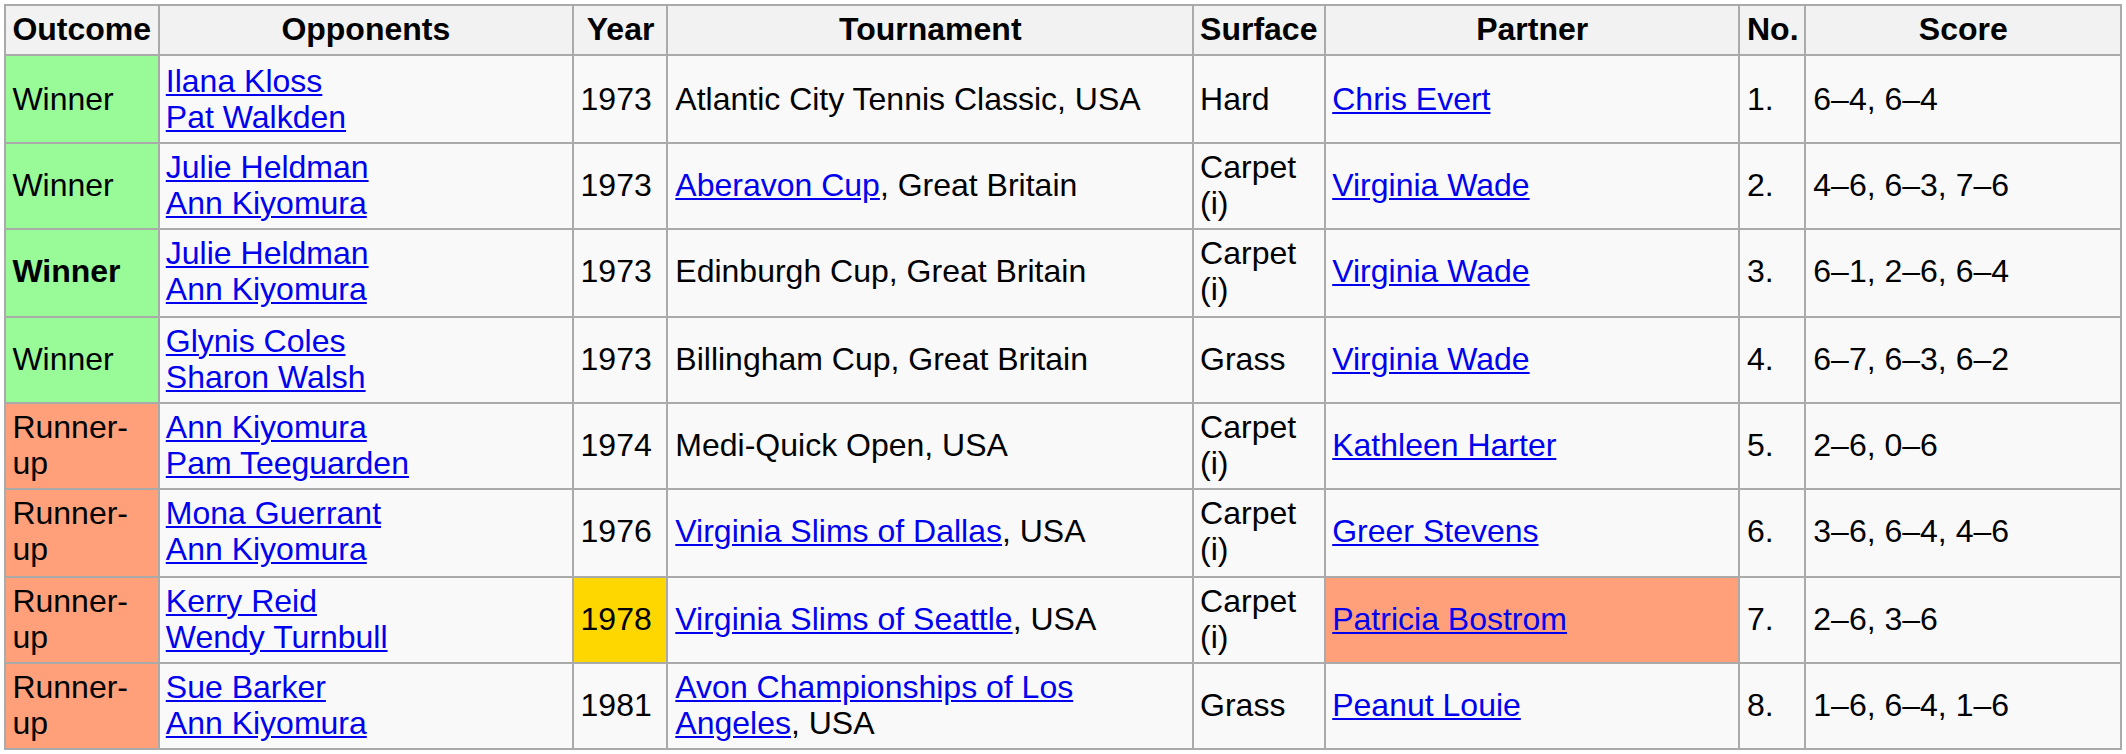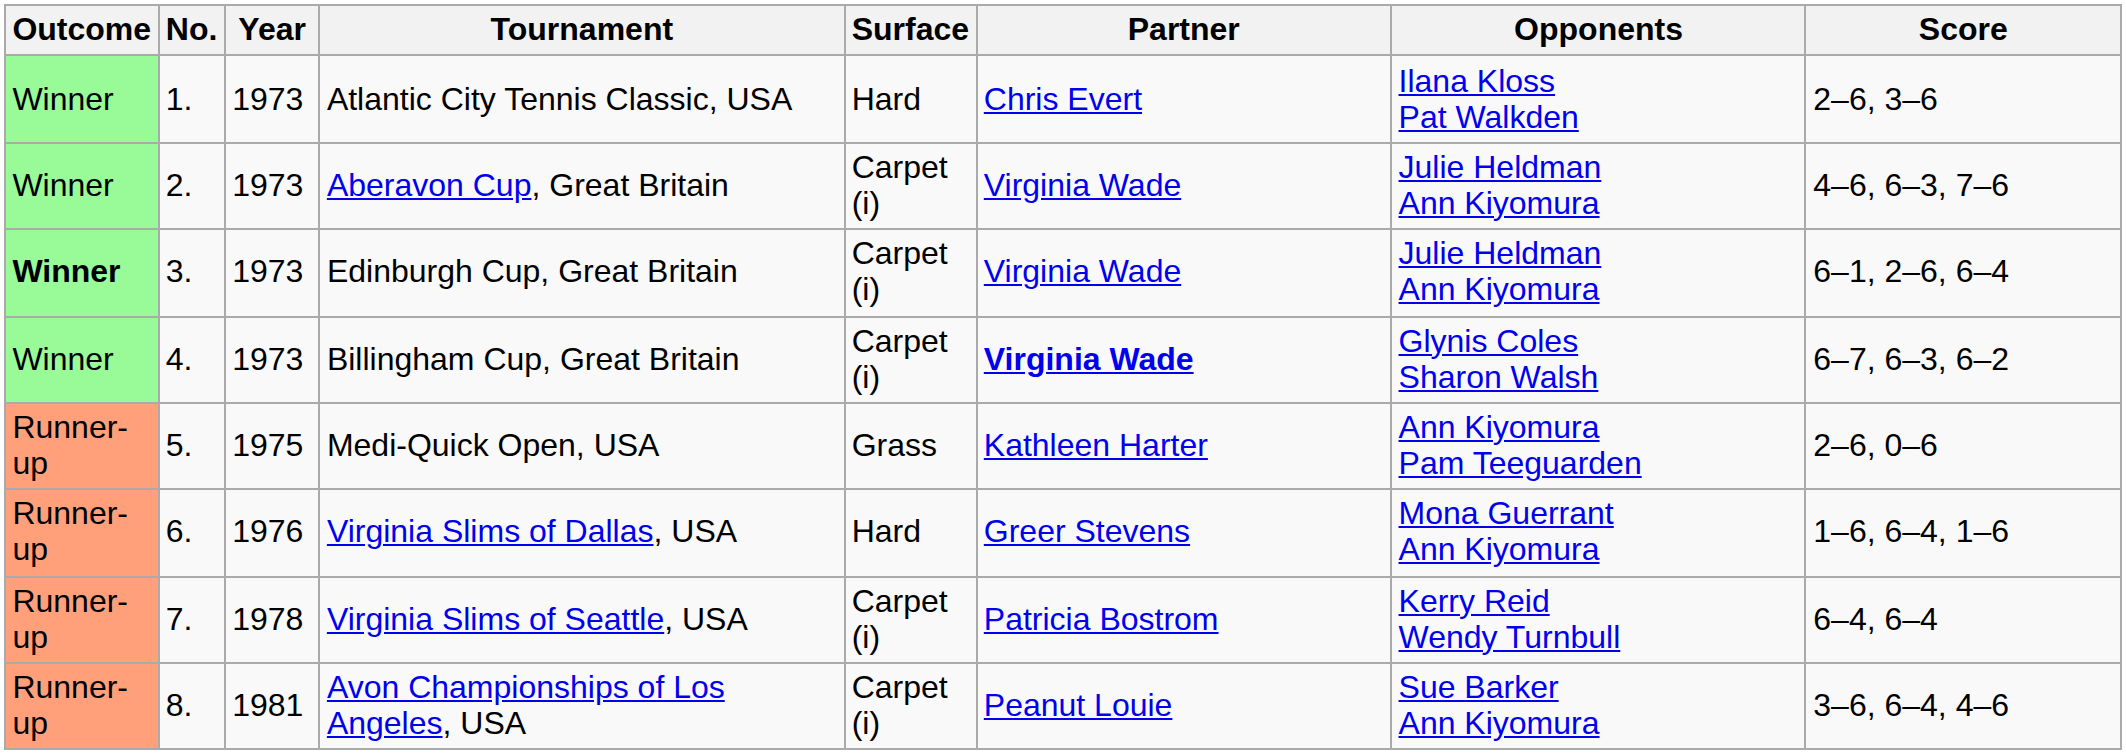columns swapped: (1773, 29) <-> (366, 29)
(1876, 98) 6–4, 6–4 -> (1876, 98) 2–6, 3–6
(1243, 358) Grass -> (900, 358) Carpet (i)
(1431, 358) normal -> (1089, 358) bold
(616, 445) 1974 -> (268, 445) 1975
(1248, 445) Carpet (i) -> (894, 445) Grass
(1248, 532) Carpet (i) -> (886, 532) Hard
(1911, 532) 3–6, 6–4, 4–6 -> (1911, 532) 1–6, 6–4, 1–6
(616, 619) gold background -> (268, 619) no background
(1450, 619) lightsalmon background -> (1101, 619) no background
(1876, 619) 2–6, 3–6 -> (1876, 619) 6–4, 6–4
(1243, 705) Grass -> (900, 705) Carpet (i)
(1911, 705) 1–6, 6–4, 1–6 -> (1911, 705) 3–6, 6–4, 4–6
